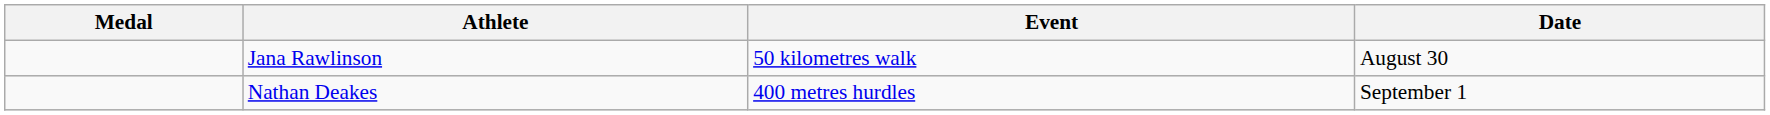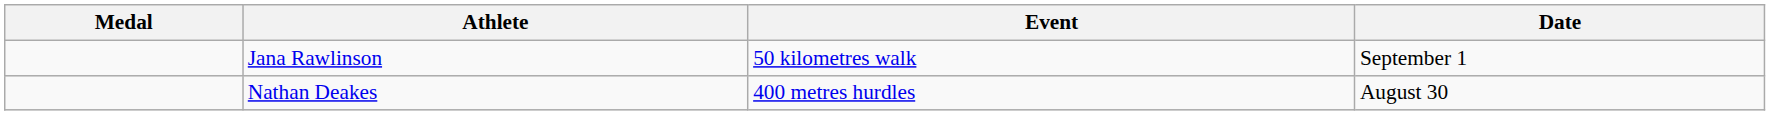(1404, 57) August 30 -> (1414, 57) September 1
(1414, 92) September 1 -> (1404, 92) August 30
